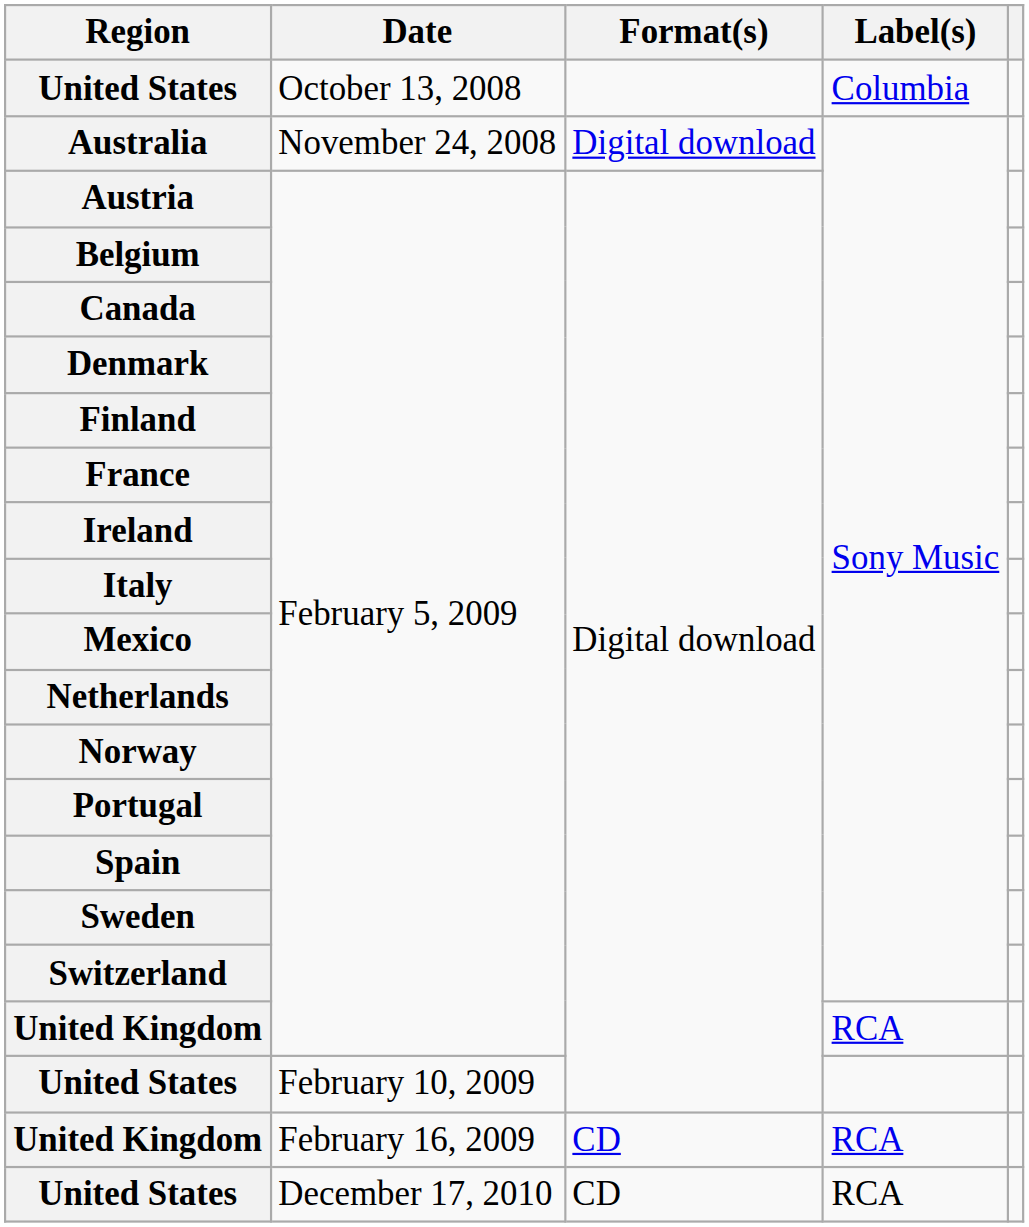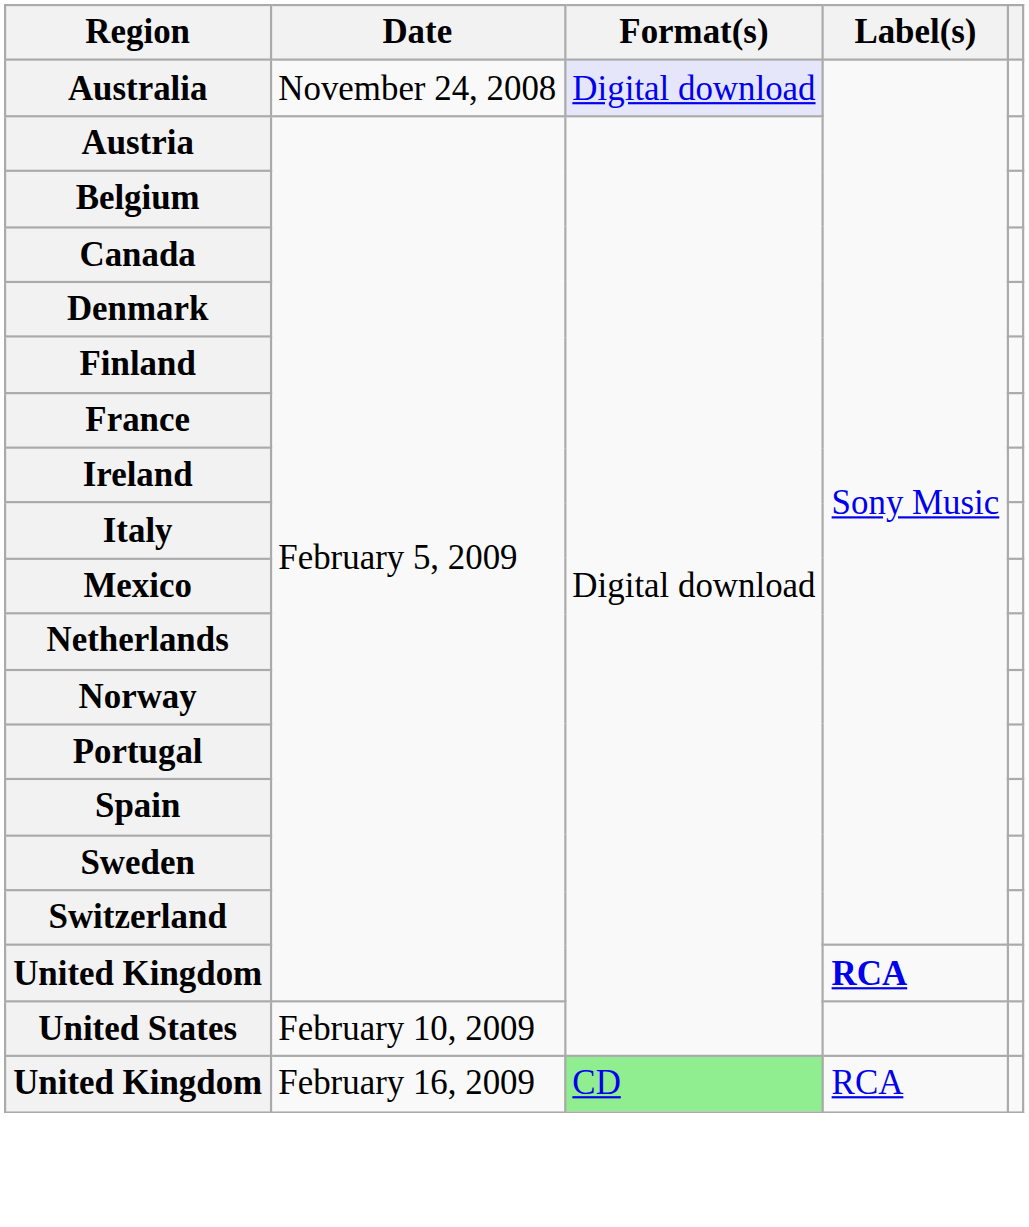- row: (138, 87)
(694, 142) no background -> (694, 87) lavender background
(867, 1027) normal -> (869, 972) bold
(597, 1138) no background -> (597, 1083) lightgreen background
- row: (138, 1193)
